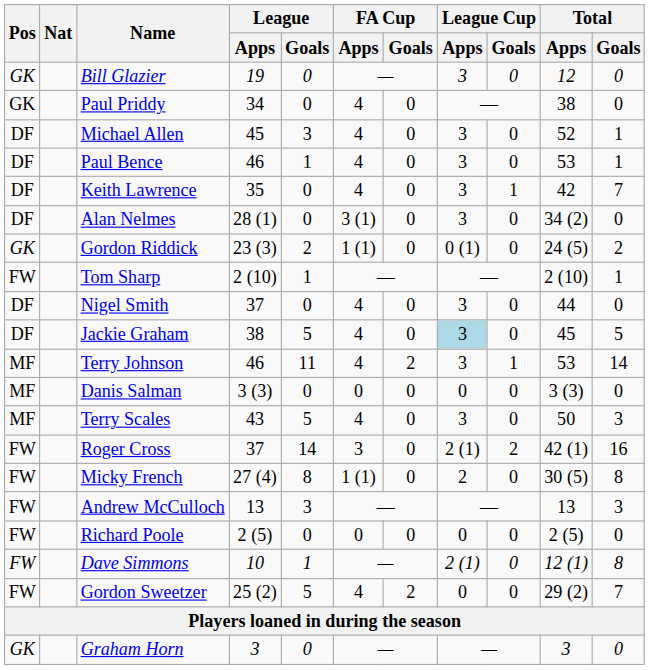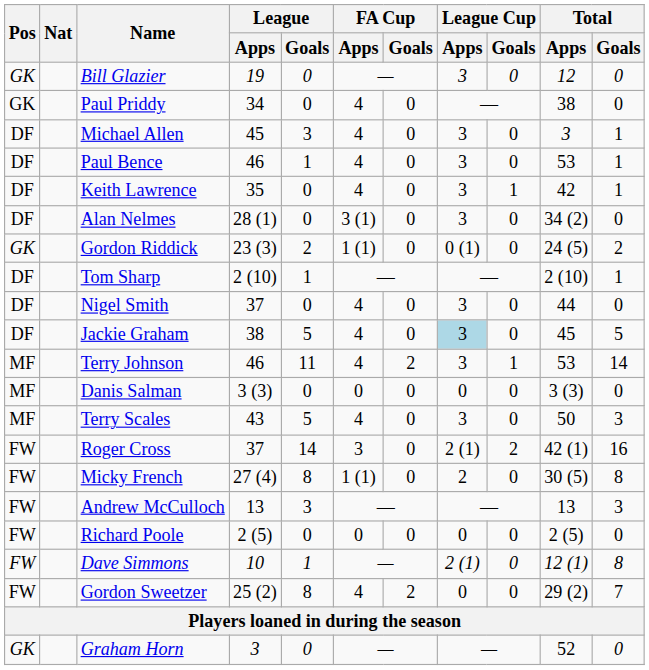(566, 133) 52 -> (566, 133) 3
(618, 190) 7 -> (618, 190) 1
(22, 276) FW -> (22, 276) DF
(307, 592) 5 -> (307, 592) 8
(566, 649) 3 -> (566, 649) 52
